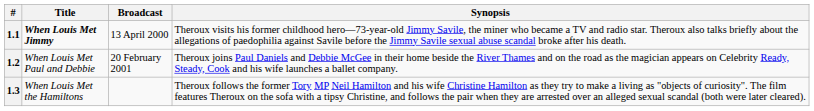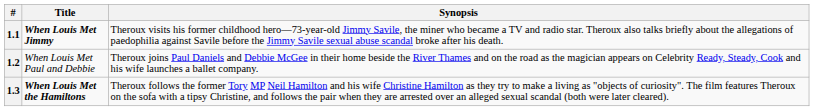- column: (140, 12)
(59, 91) normal -> (60, 91) bold
